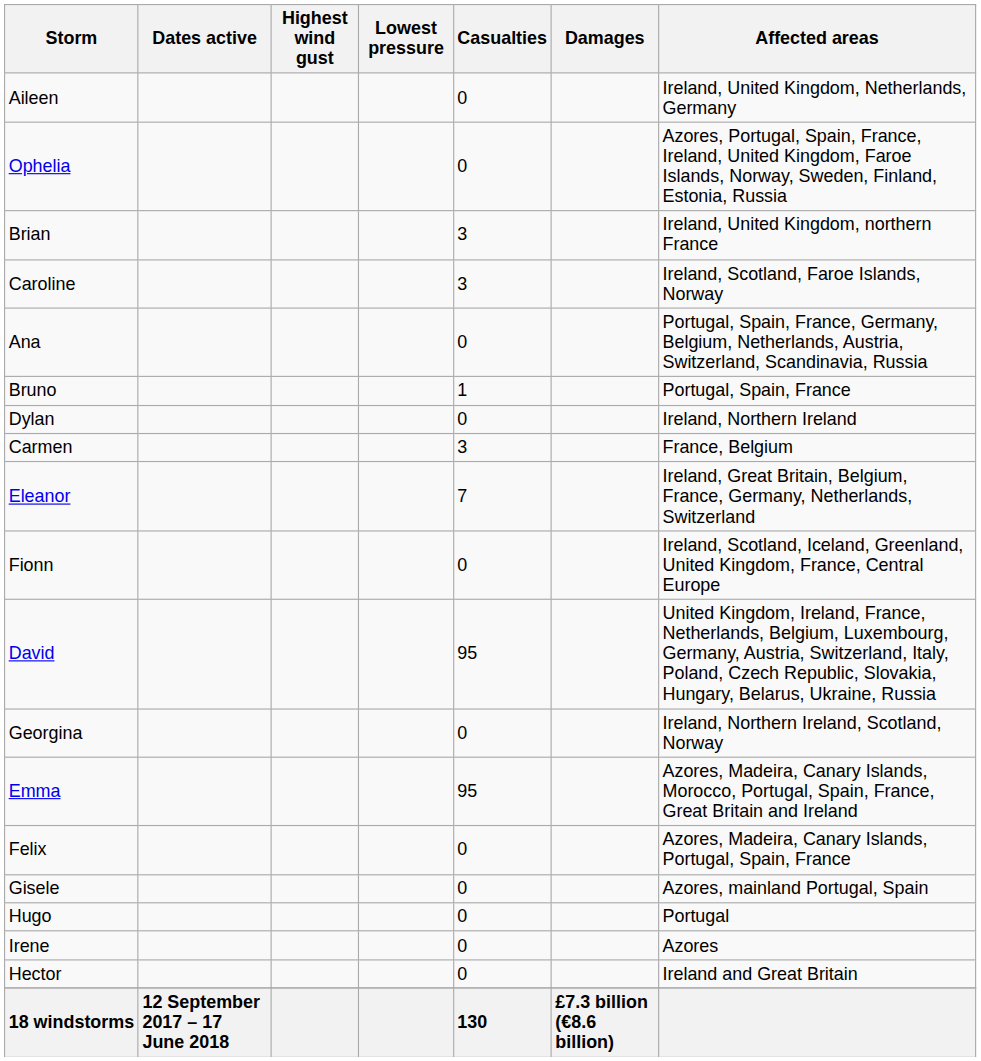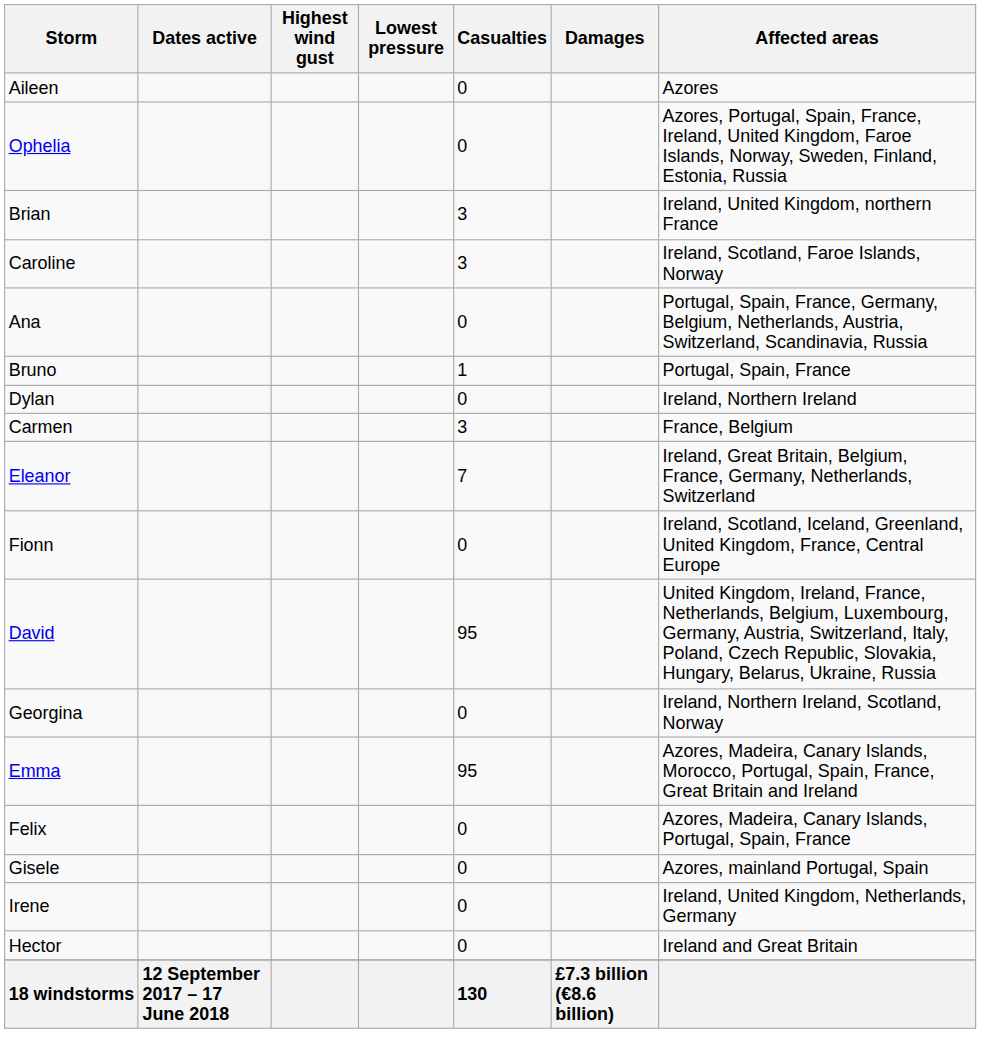(814, 97) Ireland, United Kingdom, Netherlands, Germany -> (690, 87) Azores
- row: (30, 916)
(690, 945) Azores -> (814, 906) Ireland, United Kingdom, Netherlands, Germany
